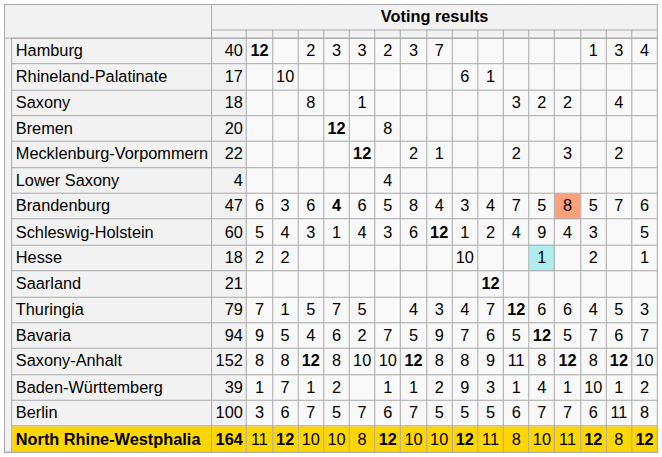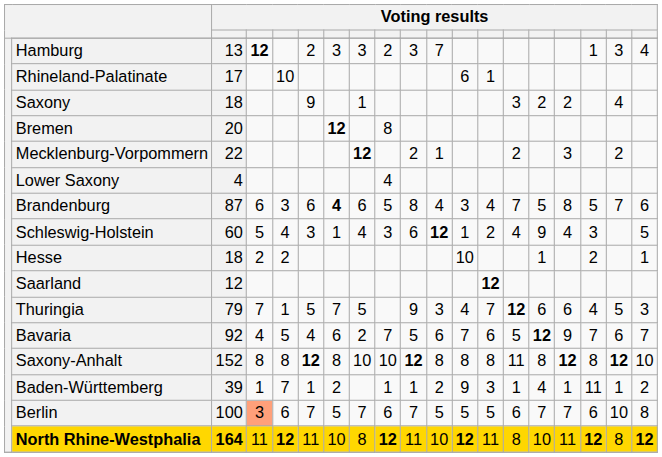(234, 50) 40 -> (234, 50) 13
(311, 102) 8 -> (311, 102) 9
(234, 206) 47 -> (234, 206) 87
(568, 206) lightsalmon background -> (568, 206) no background
(542, 257) paleturquoise background -> (542, 257) no background
(234, 283) 21 -> (234, 283) 12
(413, 309) 4 -> (413, 309) 9
(234, 335) 94 -> (234, 335) 92
(259, 335) 9 -> (259, 335) 4
(439, 335) 9 -> (439, 335) 6
(568, 335) 5 -> (568, 335) 9
(491, 361) 9 -> (491, 361) 8
(593, 387) 10 -> (593, 387) 11
(259, 413) no background -> (259, 413) lightsalmon background
(619, 413) 11 -> (619, 413) 10
(311, 439) 10 -> (311, 439) 11
(414, 439) 10 -> (414, 439) 11
